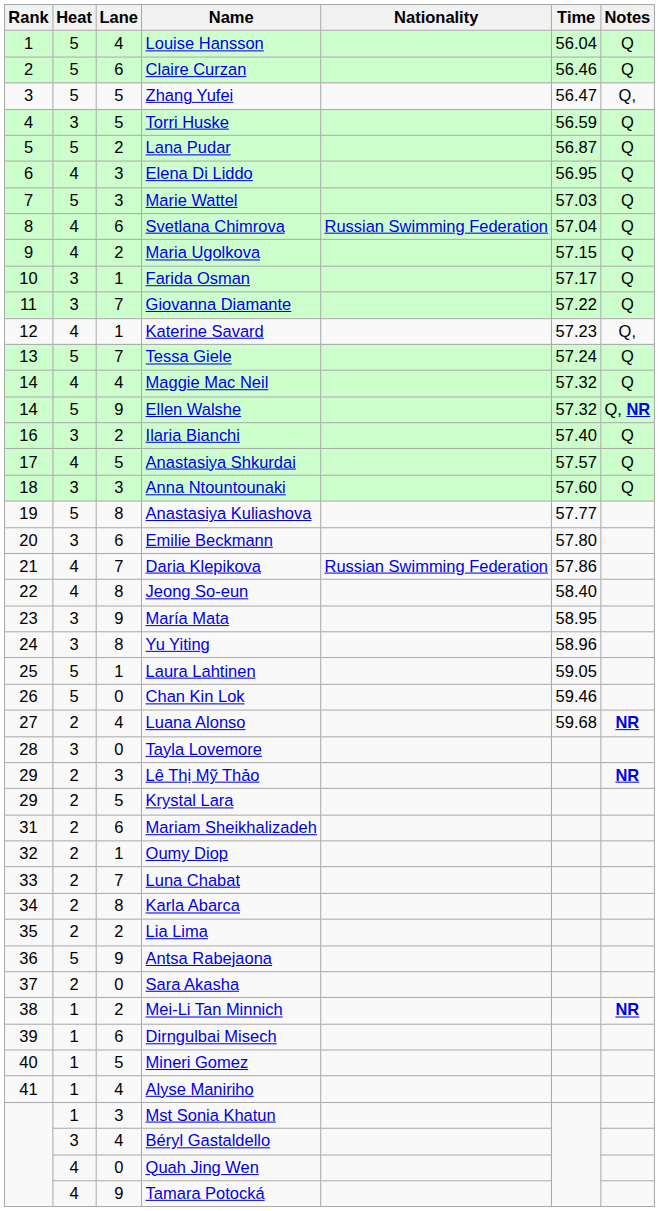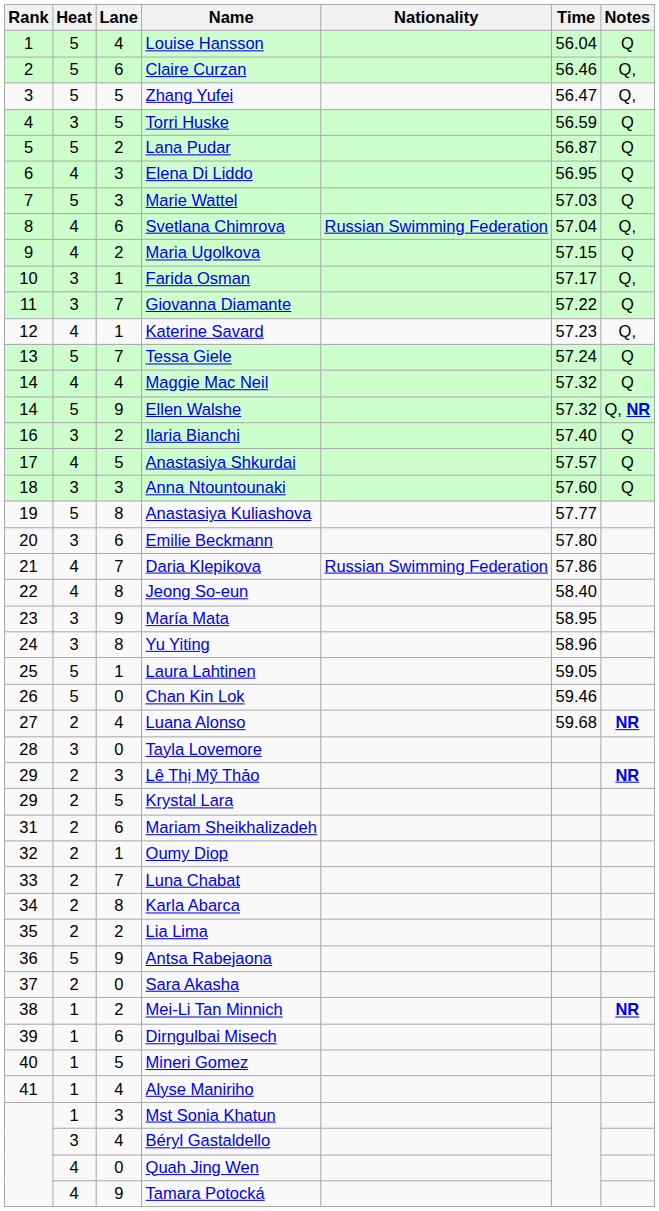(627, 69) Q -> (627, 69) Q,
(627, 226) Q -> (627, 226) Q,
(627, 278) Q -> (627, 278) Q,
